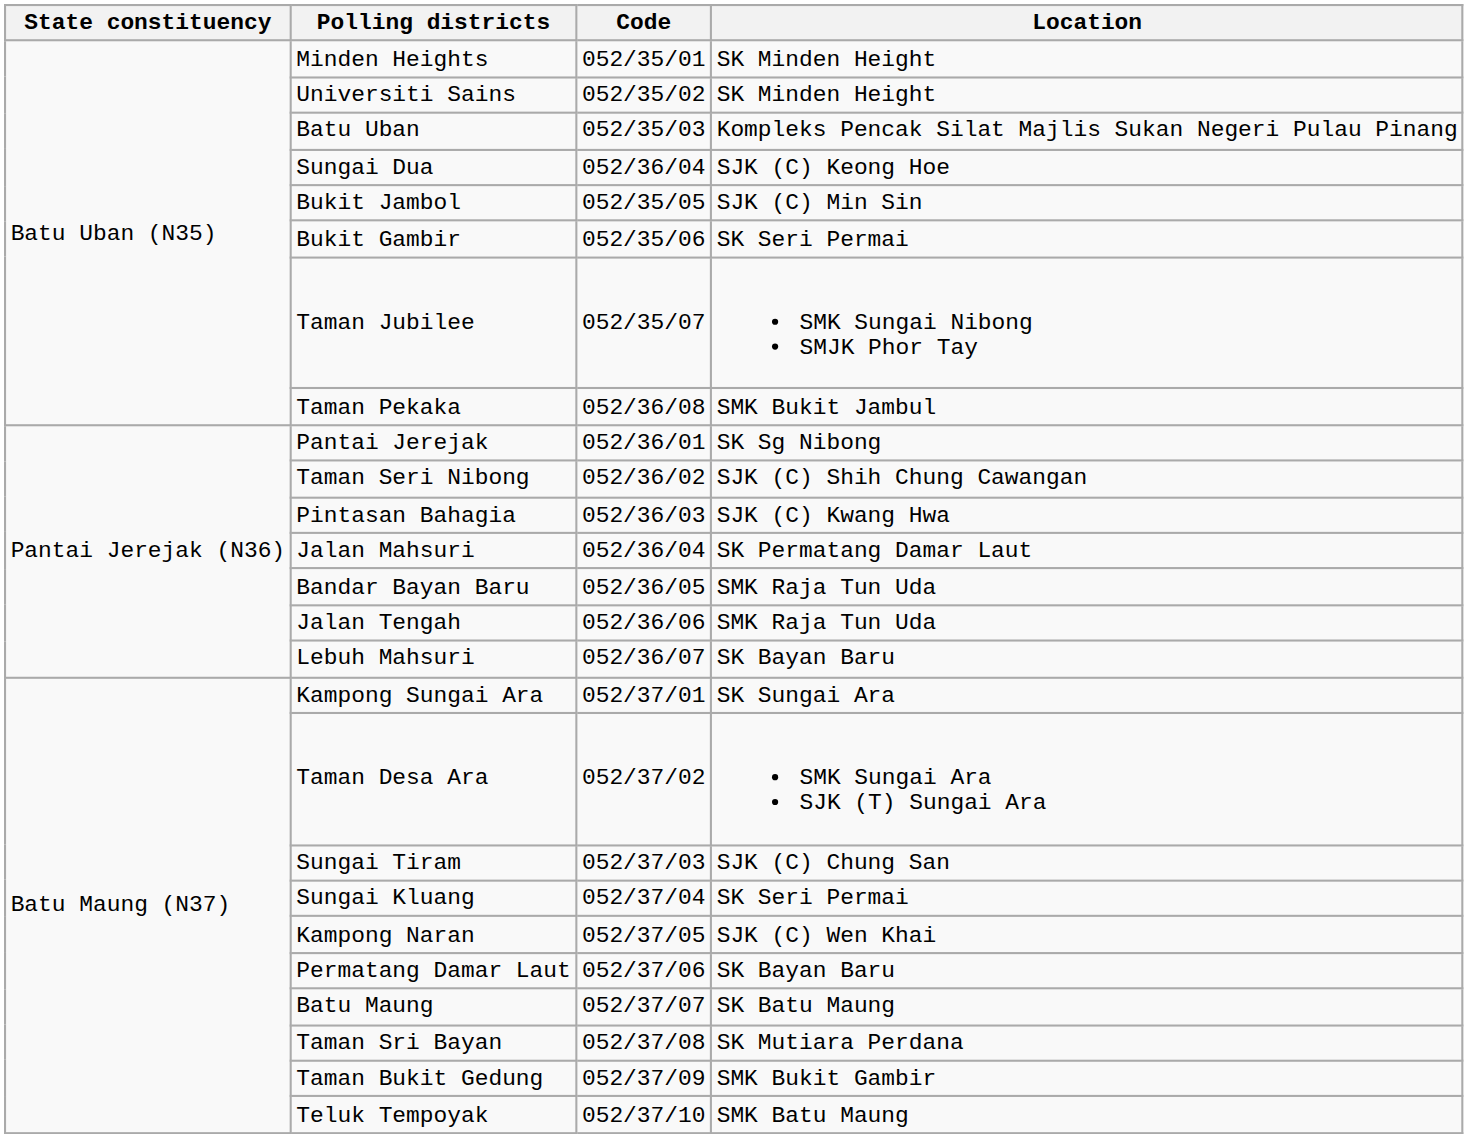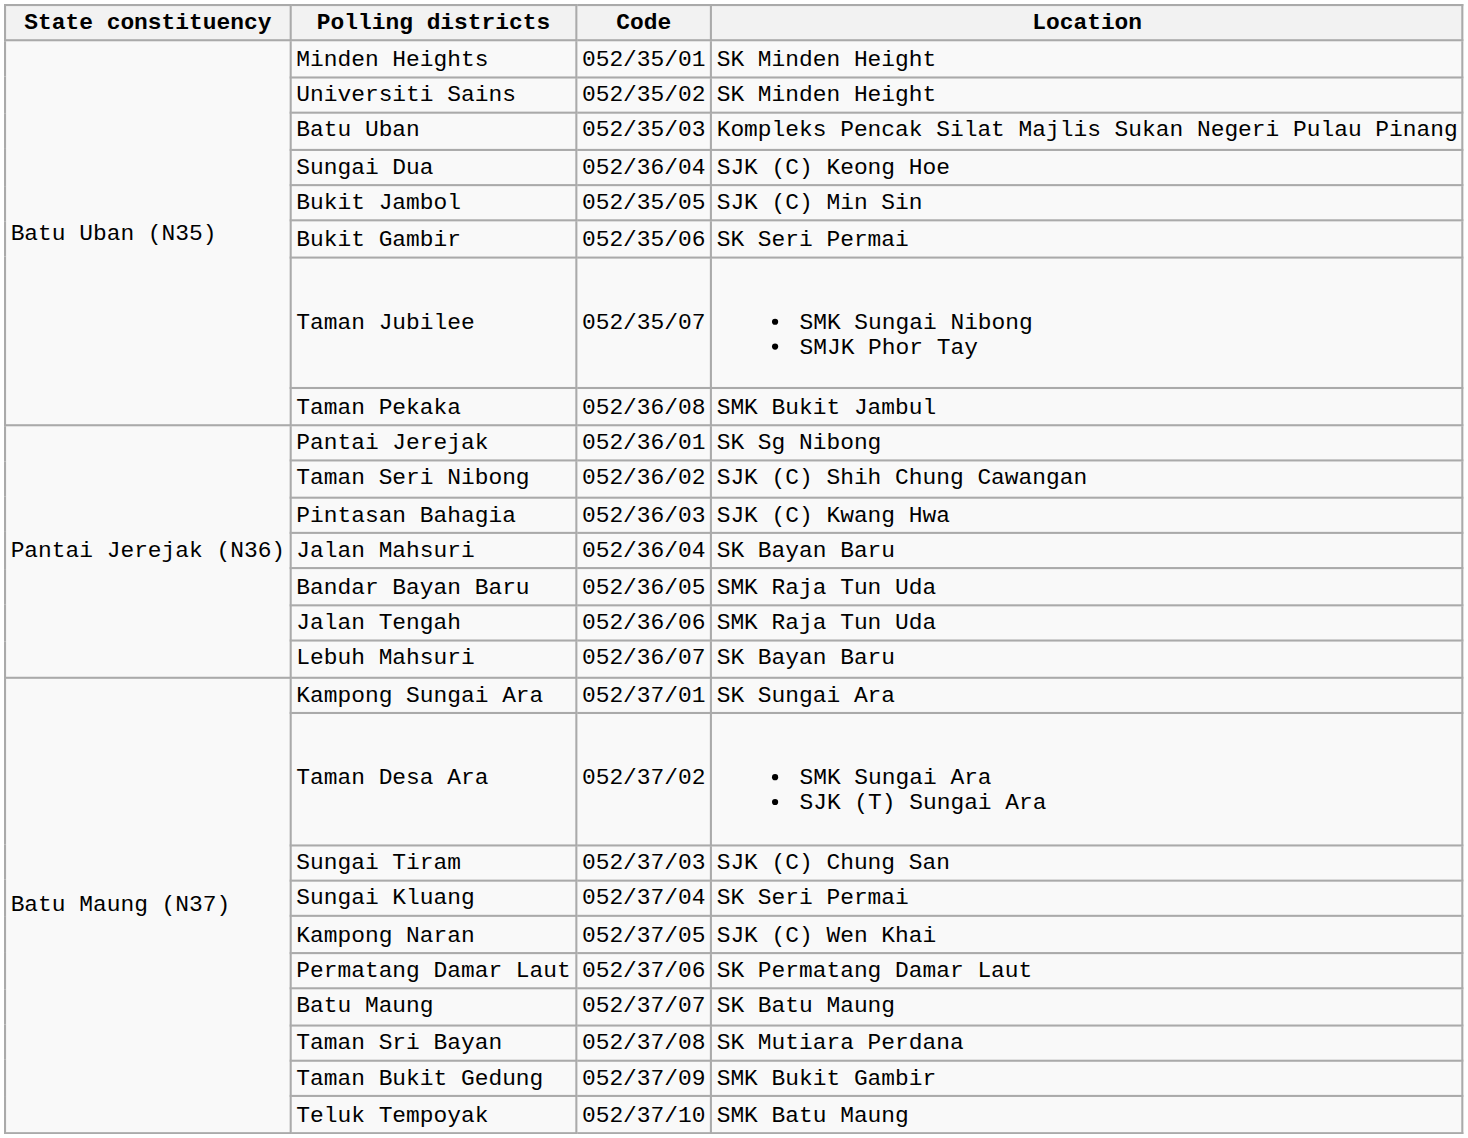(874, 551) SK Permatang Damar Laut -> (806, 551) SK Bayan Baru
(806, 971) SK Bayan Baru -> (874, 971) SK Permatang Damar Laut
